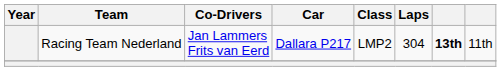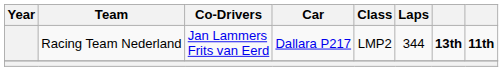(414, 43) 304 -> (414, 43) 344
(480, 43) normal -> (481, 43) bold
